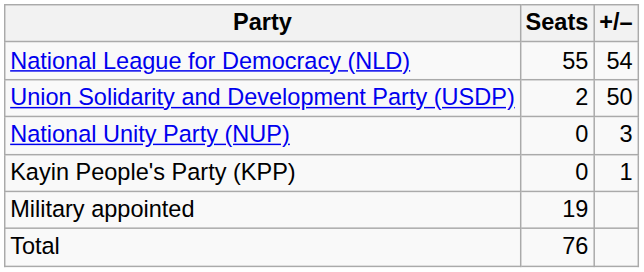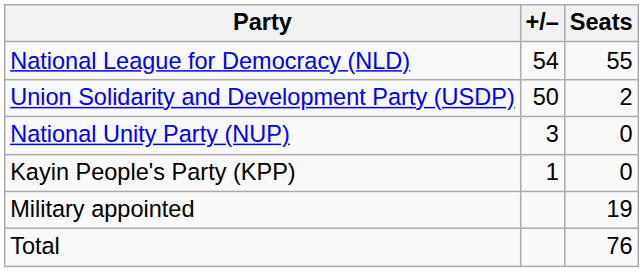columns swapped: (557, 23) <-> (616, 23)
